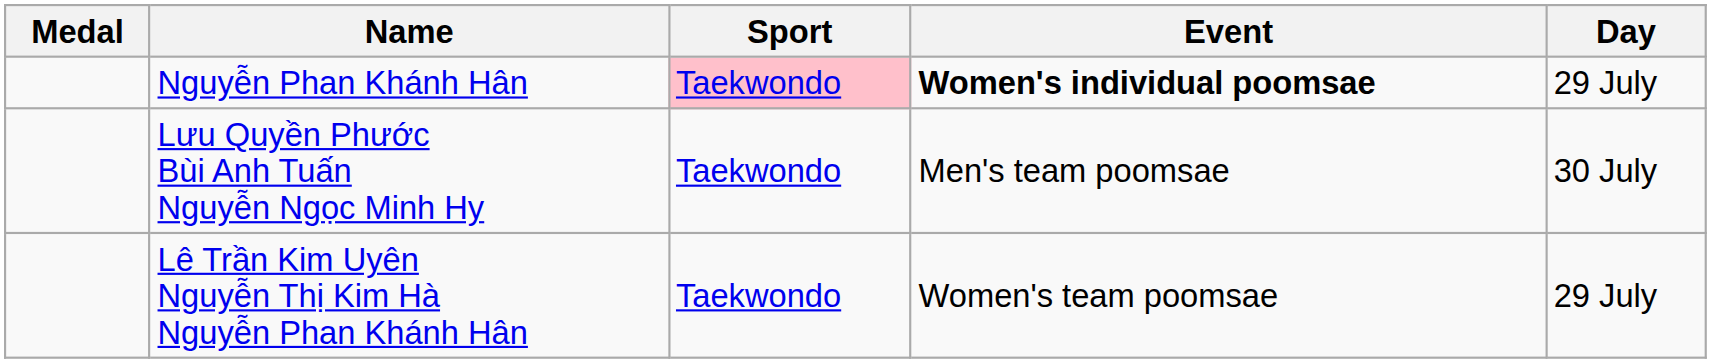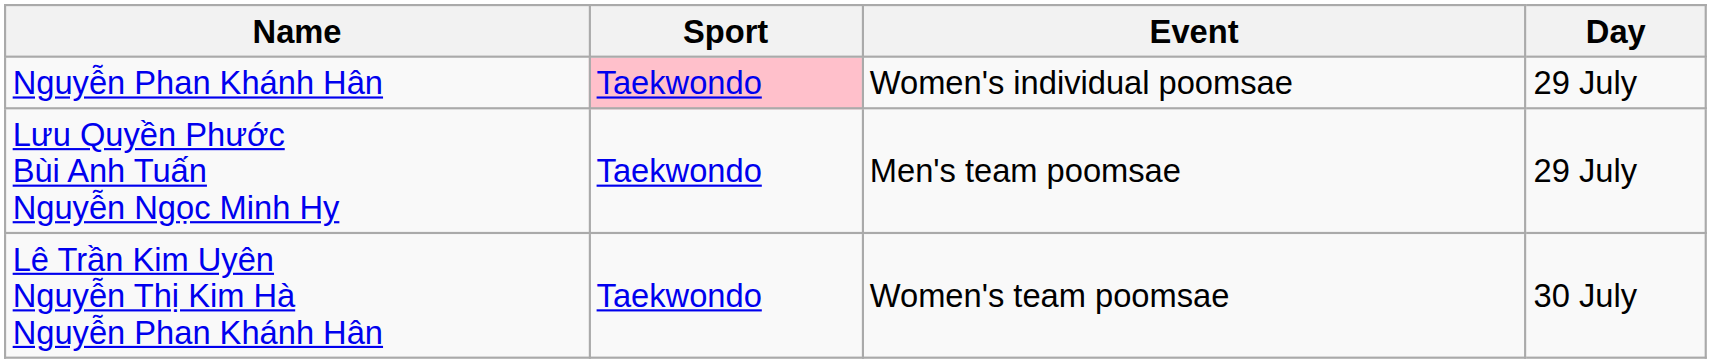- column: (77, 31)
(1147, 83) bold -> (1081, 83) normal
(1605, 171) 30 July -> (1585, 171) 29 July
(1605, 296) 29 July -> (1585, 296) 30 July
